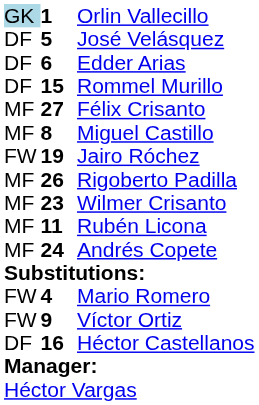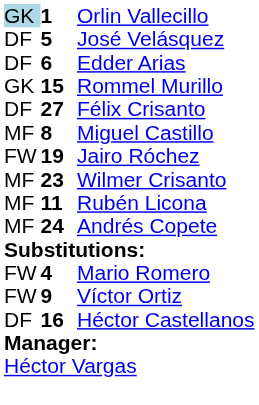(18, 86) DF -> (19, 86) GK
(19, 109) MF -> (18, 109) DF
- row: (157, 179)
